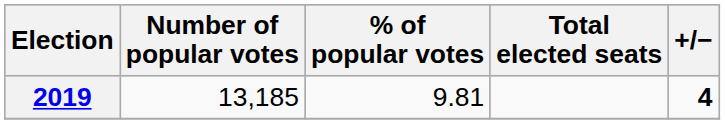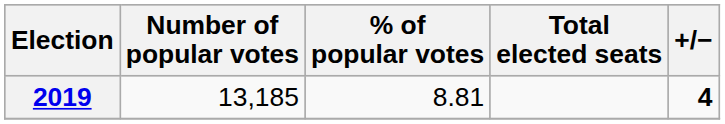(458, 97) 9.81 -> (458, 97) 8.81
